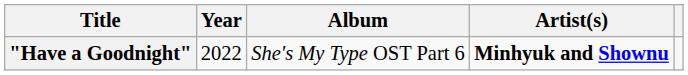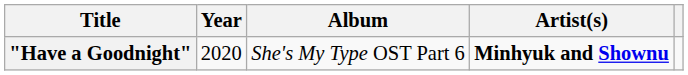(221, 53) 2022 -> (221, 53) 2020
